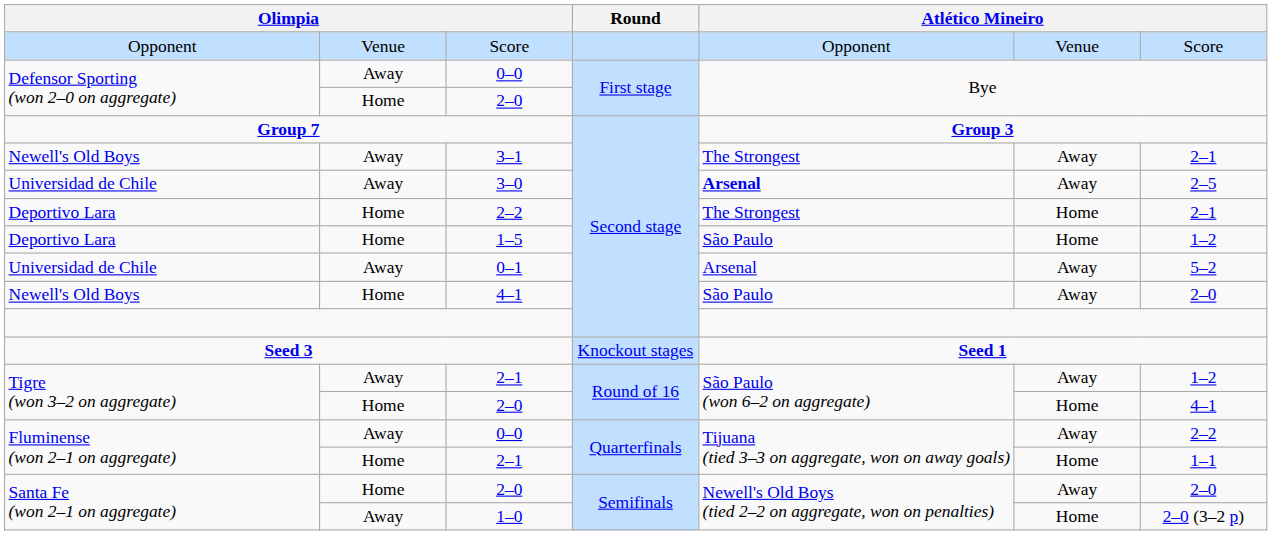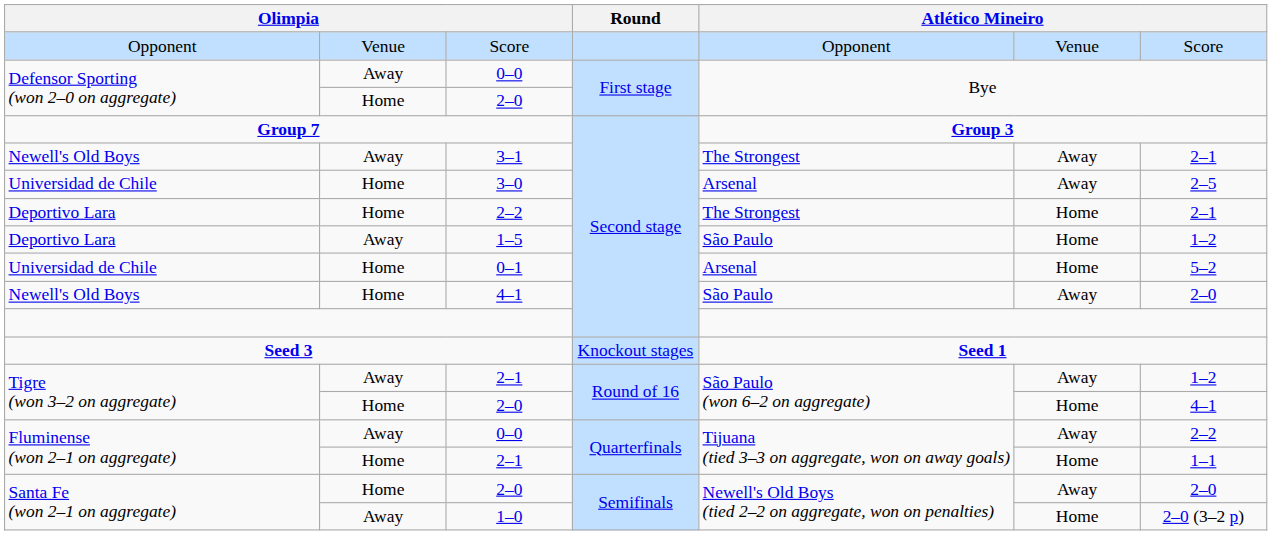(383, 184) Away -> (383, 184) Home
(732, 184) bold -> (730, 184) normal
(383, 239) Home -> (383, 239) Away
(383, 267) Away -> (383, 267) Home
(1077, 267) Away -> (1077, 267) Home
